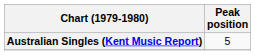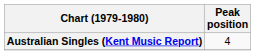(228, 41) 5 -> (228, 41) 4
